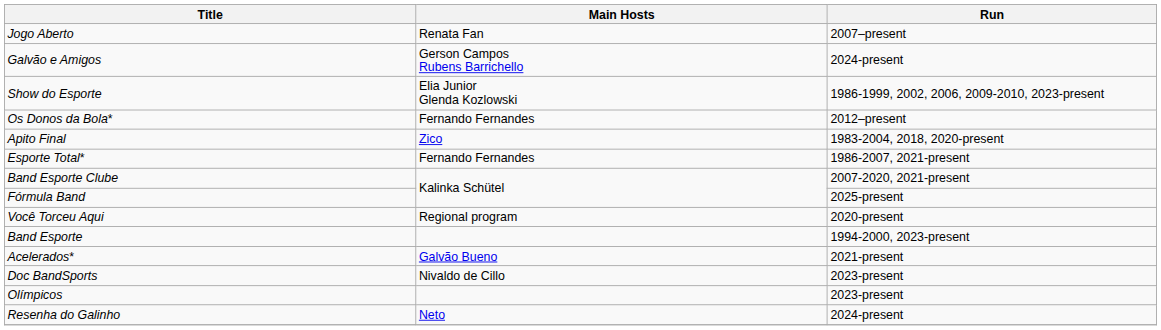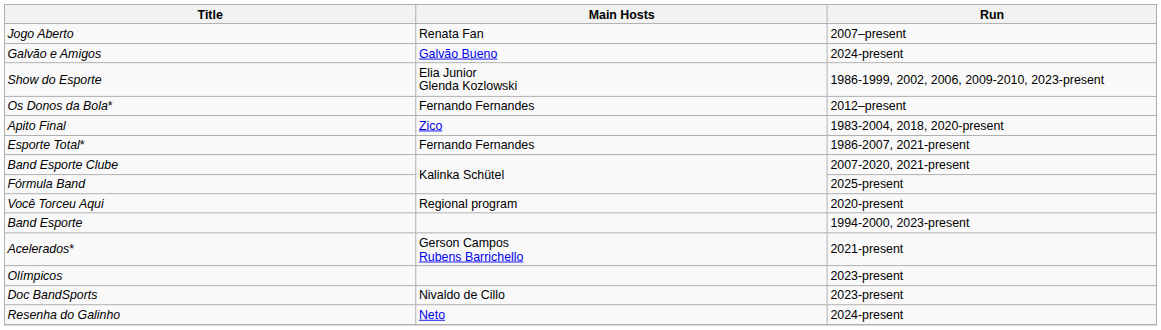(471, 60) Gerson Campos Rubens Barrichello -> (458, 53) Galvão Bueno
(458, 256) Galvão Bueno -> (471, 249) Gerson Campos Rubens Barrichello
rows swapped: (52, 275) <-> (35, 295)
